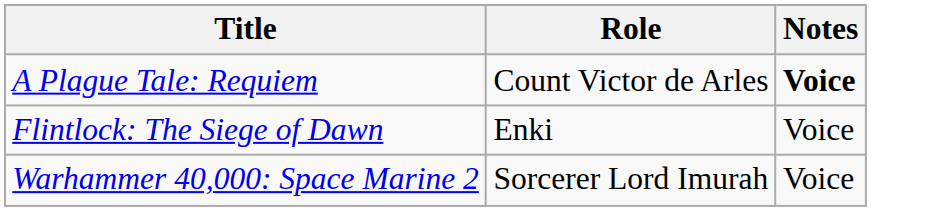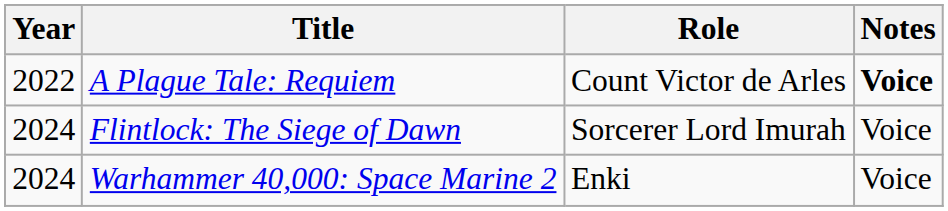+ column: (44, 29)
(523, 129) Enki -> (708, 129) Sorcerer Lord Imurah
(631, 179) Sorcerer Lord Imurah -> (601, 179) Enki
